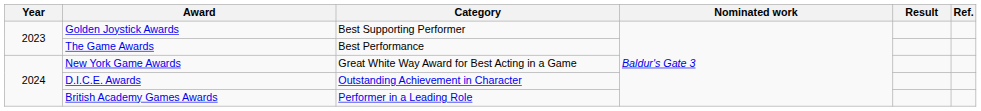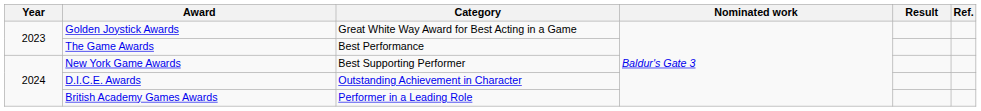(402, 30) Best Supporting Performer -> (457, 30) Great White Way Award for Best Acting in a Game
(457, 64) Great White Way Award for Best Acting in a Game -> (402, 64) Best Supporting Performer
